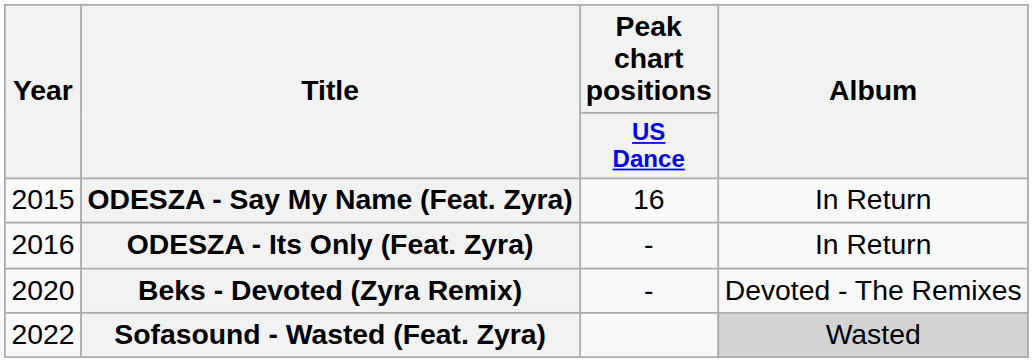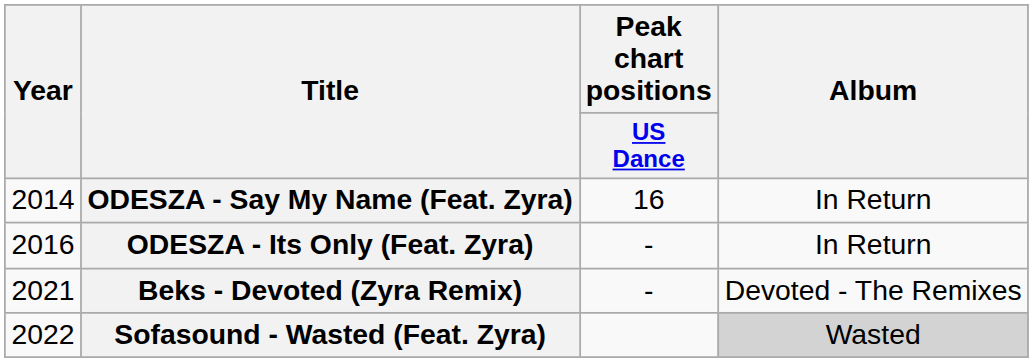(43, 200) 2015 -> (43, 200) 2014
(43, 289) 2020 -> (43, 289) 2021
